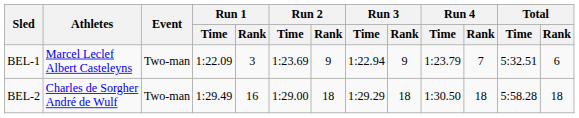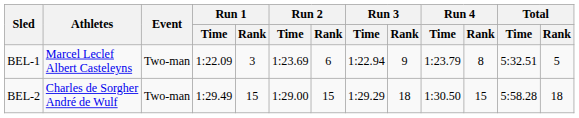(328, 61) 9 -> (328, 61) 6
(481, 61) 7 -> (481, 61) 8
(557, 61) 6 -> (557, 61) 5
(252, 96) 16 -> (252, 96) 15
(328, 96) 18 -> (328, 96) 15
(481, 96) 18 -> (481, 96) 15
